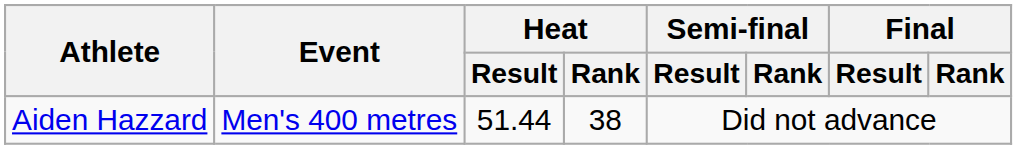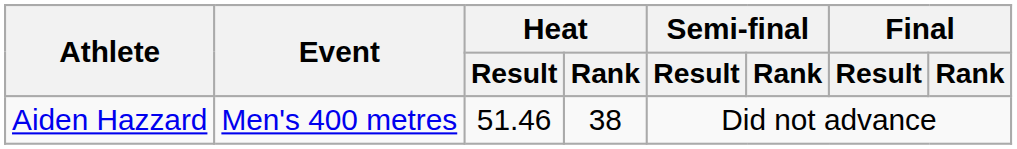(514, 121) 51.44 -> (514, 121) 51.46
